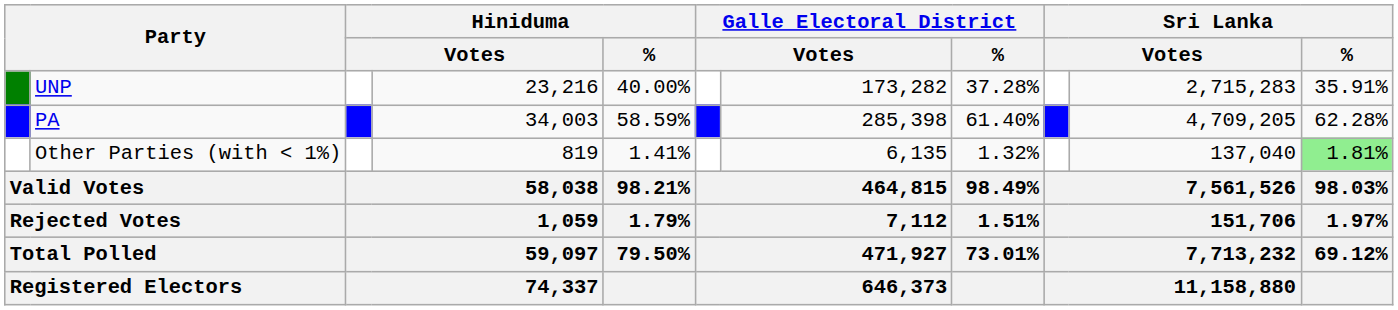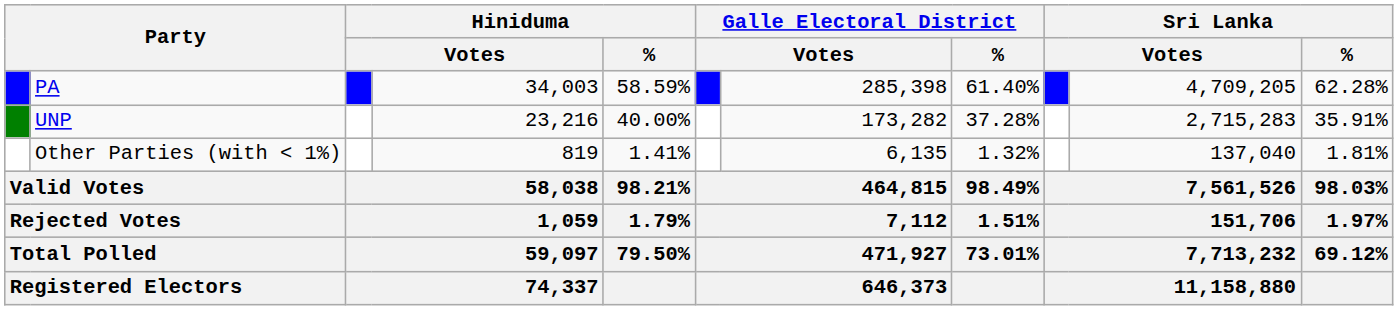rows swapped: (47, 121) <-> (53, 88)
(1357, 154) lightgreen background -> (1357, 154) no background
